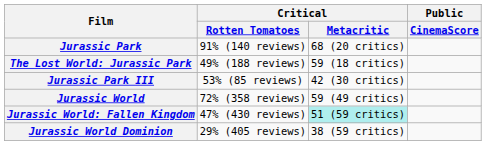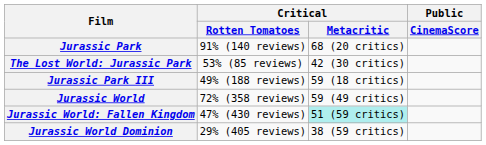(253, 64) 49% (188 reviews) -> (253, 64) 53% (85 reviews)
(358, 64) 59 (18 critics) -> (358, 64) 42 (30 critics)
(253, 81) 53% (85 reviews) -> (253, 81) 49% (188 reviews)
(358, 81) 42 (30 critics) -> (358, 81) 59 (18 critics)
